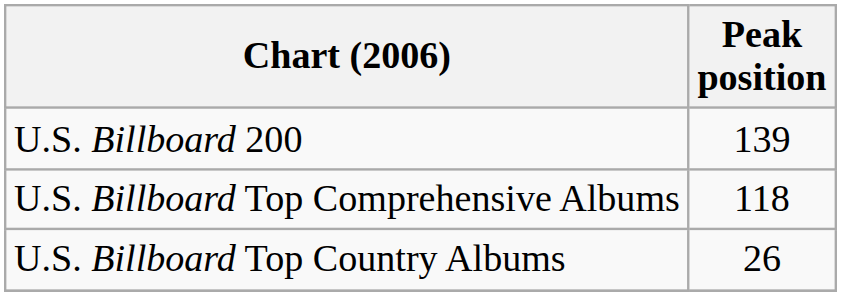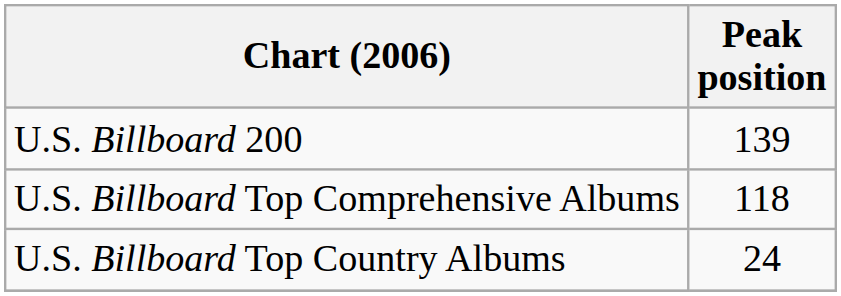(762, 258) 26 -> (762, 258) 24
